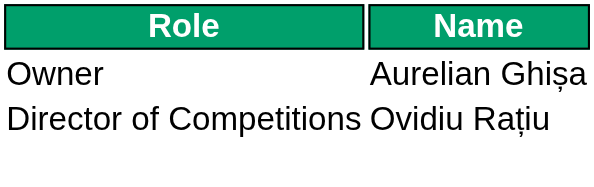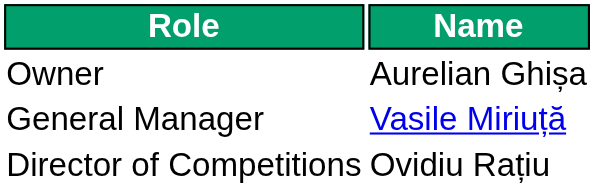+ row: (135, 119)
